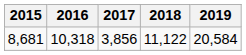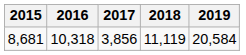(165, 38) 11,122 -> (165, 38) 11,119
